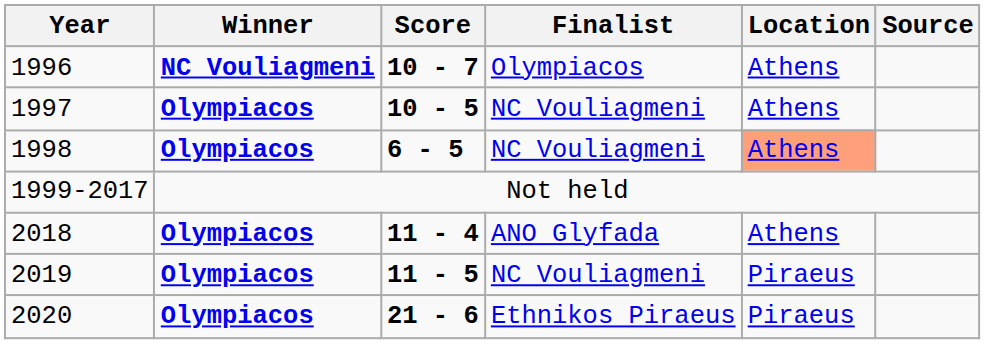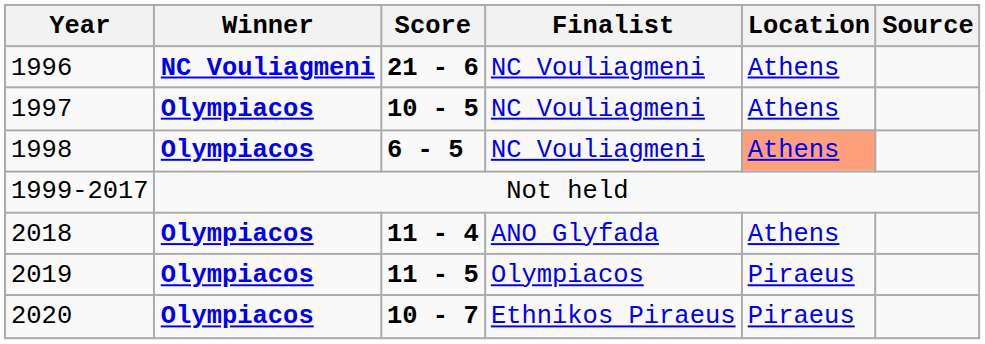(433, 67) 10 - 7 -> (433, 67) 21 - 6
(567, 67) Olympiacos -> (598, 67) NC Vouliagmeni
(598, 275) NC Vouliagmeni -> (567, 275) Olympiacos
(433, 316) 21 - 6 -> (433, 316) 10 - 7
